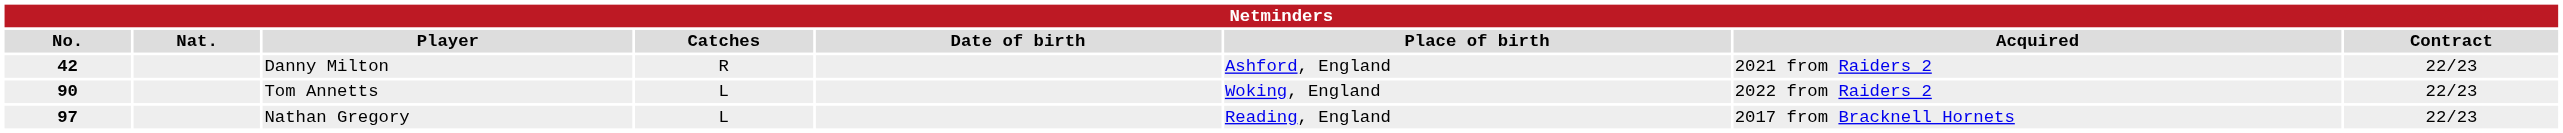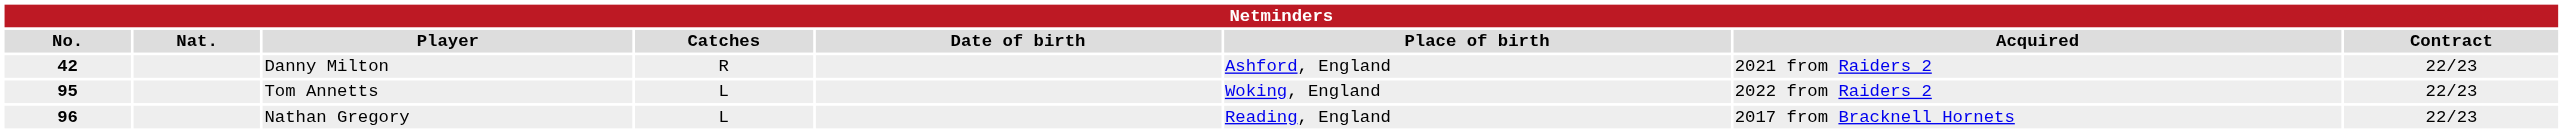(68, 91) 90 -> (68, 91) 95
(68, 117) 97 -> (68, 117) 96
